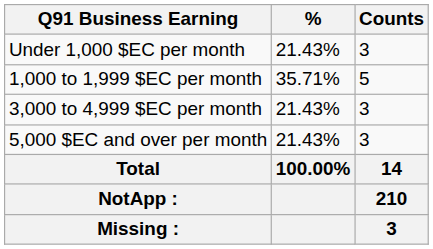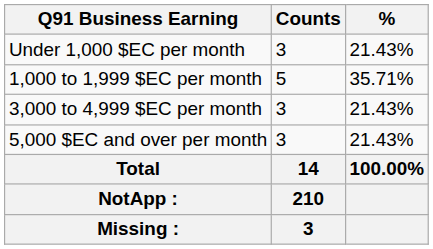columns swapped: (392, 19) <-> (313, 19)
